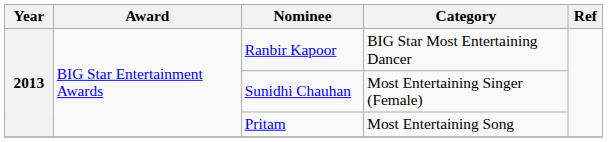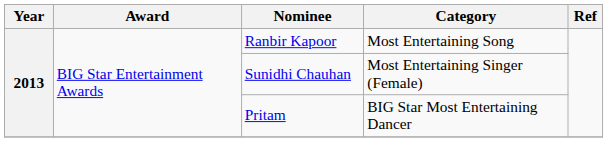(452, 49) BIG Star Most Entertaining Dancer -> (441, 41) Most Entertaining Song
(441, 124) Most Entertaining Song -> (452, 115) BIG Star Most Entertaining Dancer
